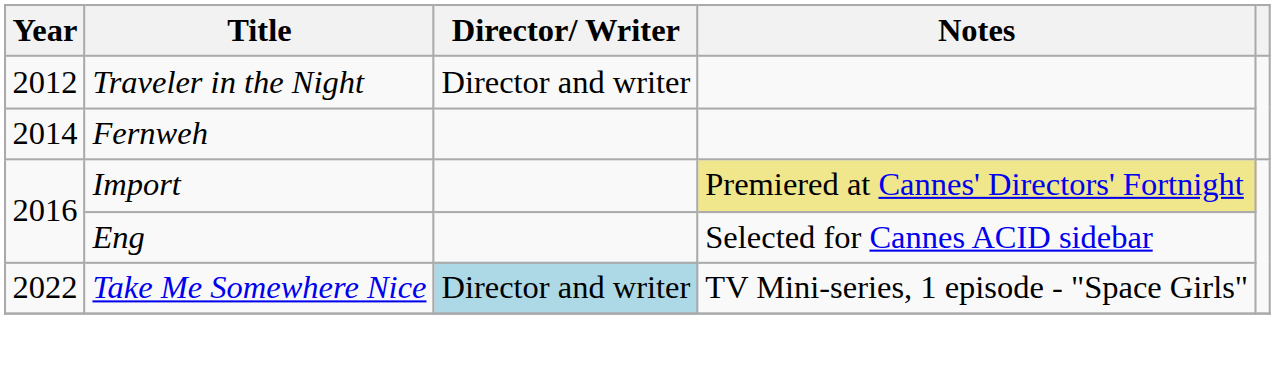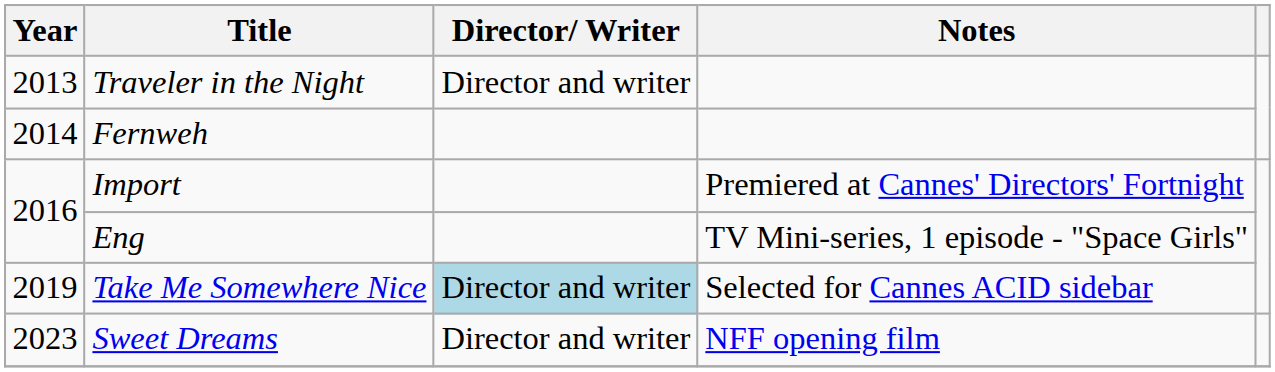(45, 81) 2012 -> (45, 81) 2013
(975, 184) khaki background -> (975, 184) no background
(929, 236) Selected for Cannes ACID sidebar -> (977, 236) TV Mini-series, 1 episode - "Space Girls"
(45, 287) 2022 -> (45, 287) 2019
(977, 287) TV Mini-series, 1 episode - "Space Girls" -> (929, 287) Selected for Cannes ACID sidebar
+ row: (185, 339)
